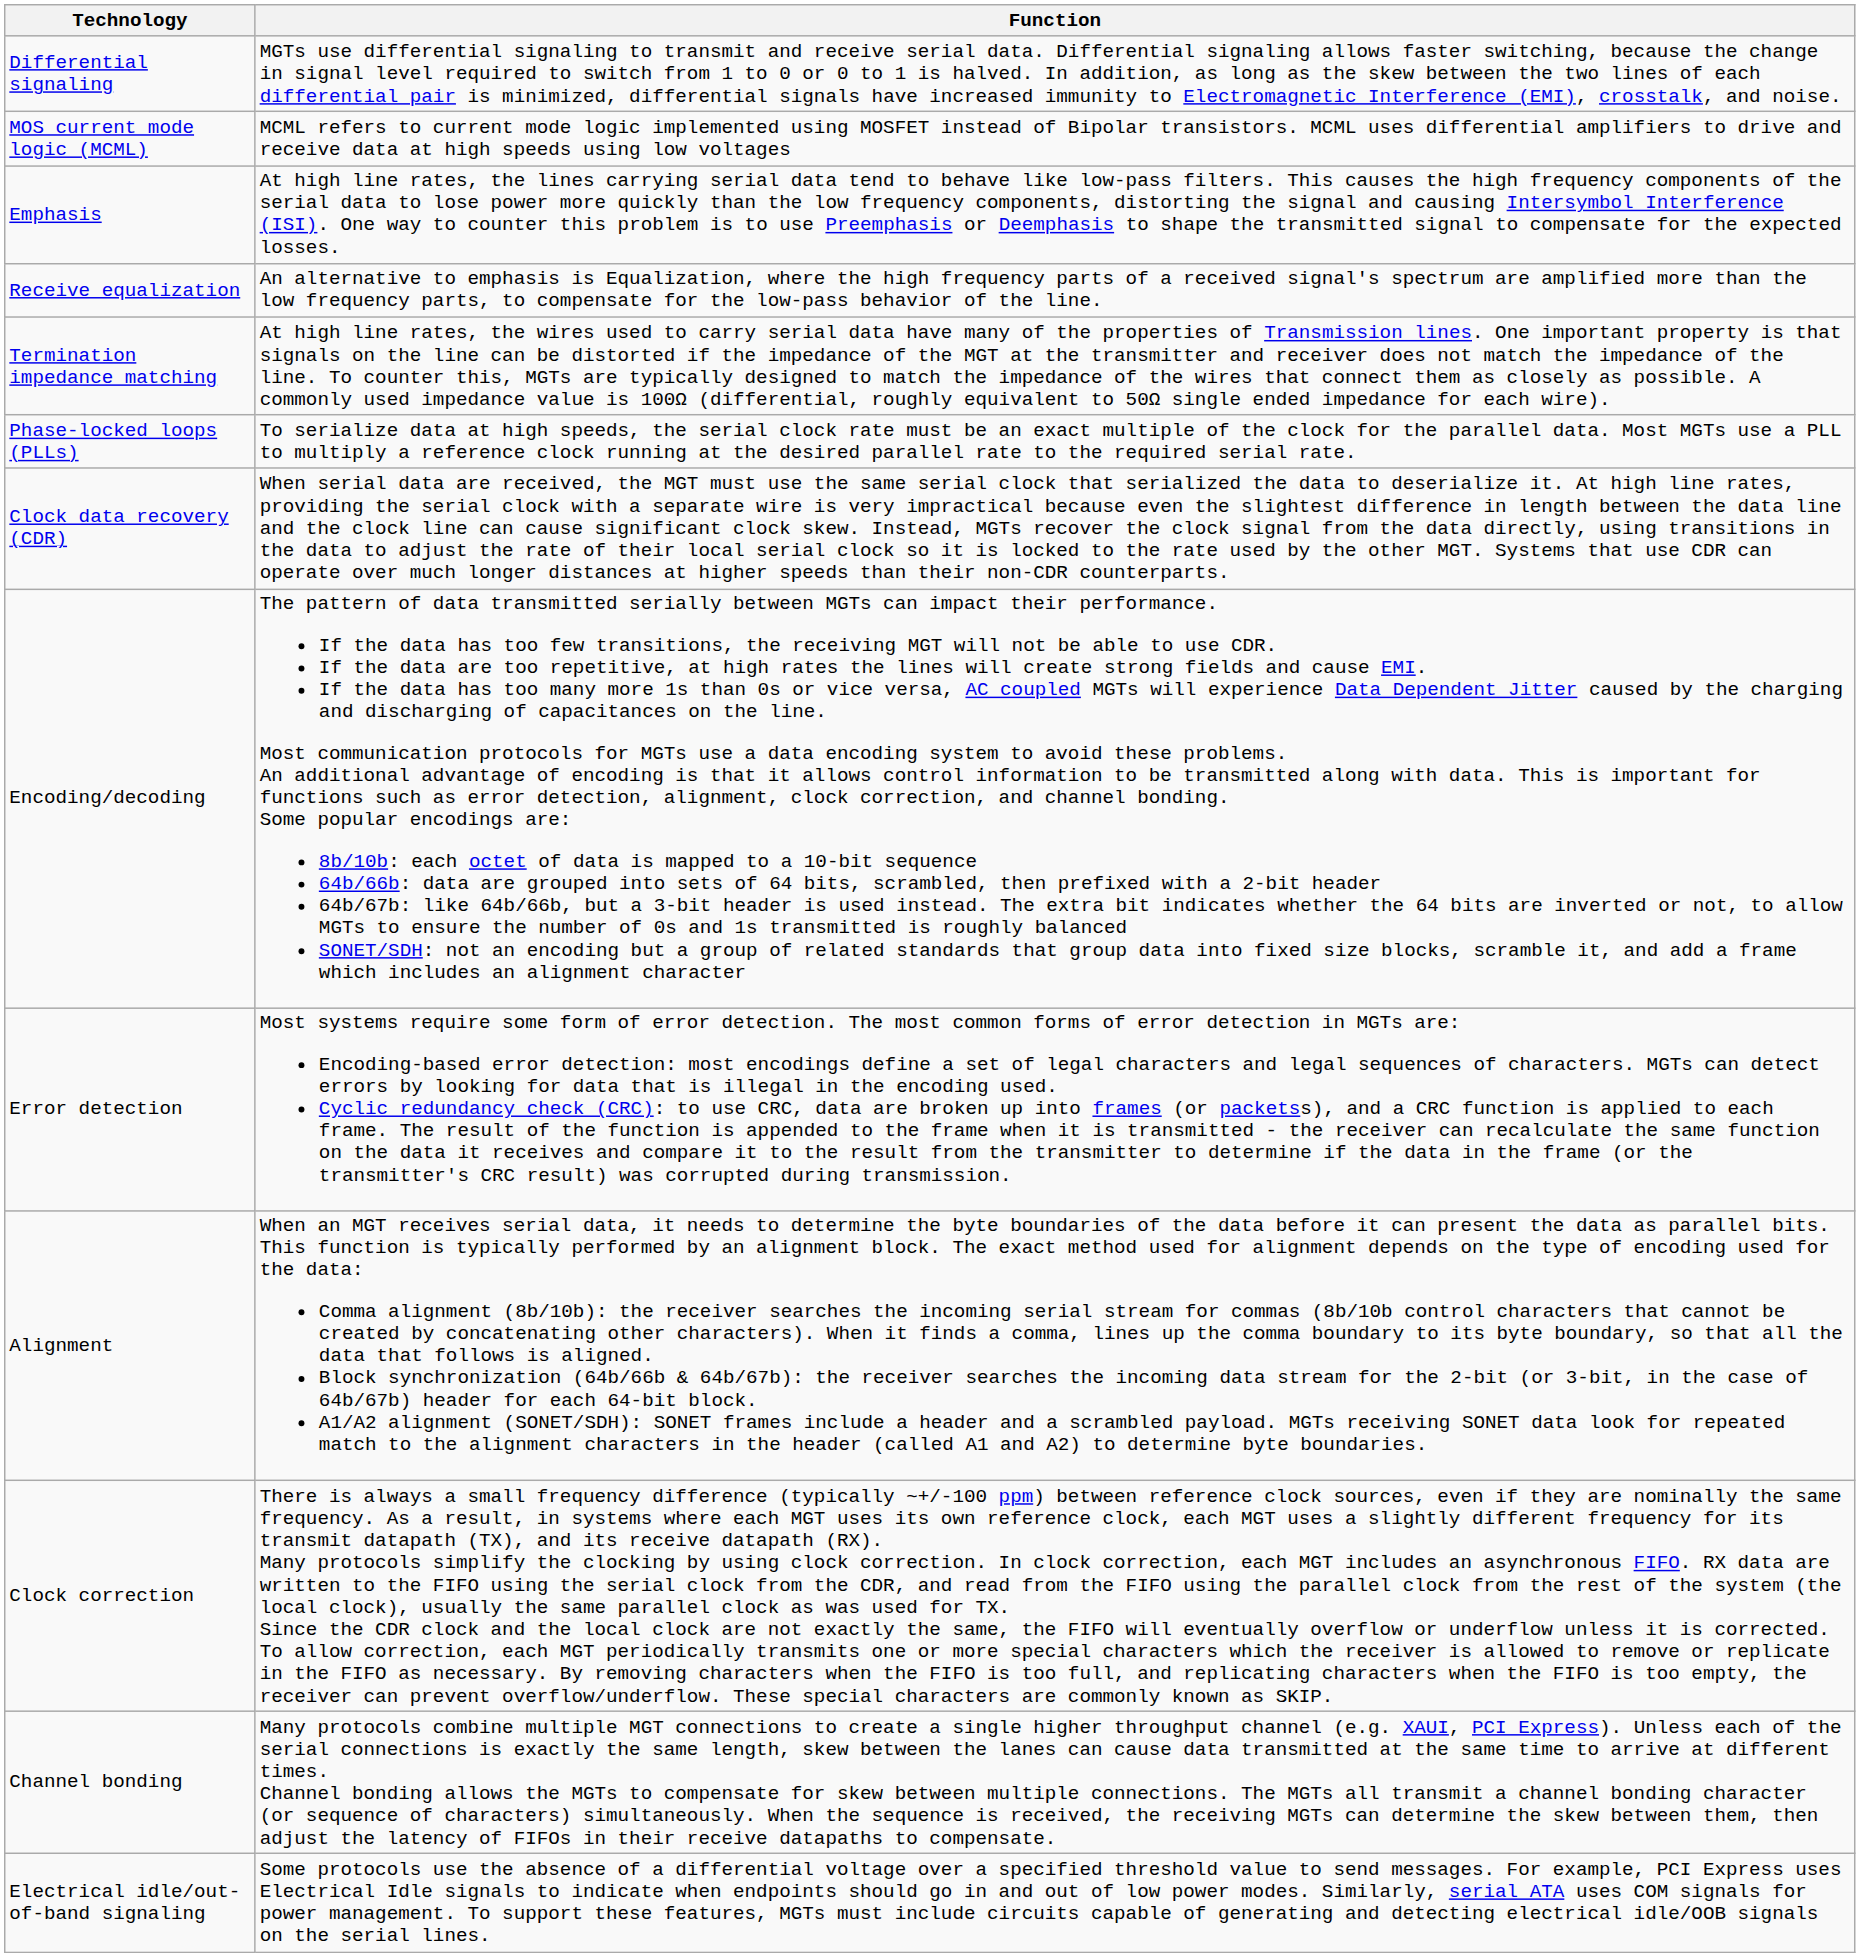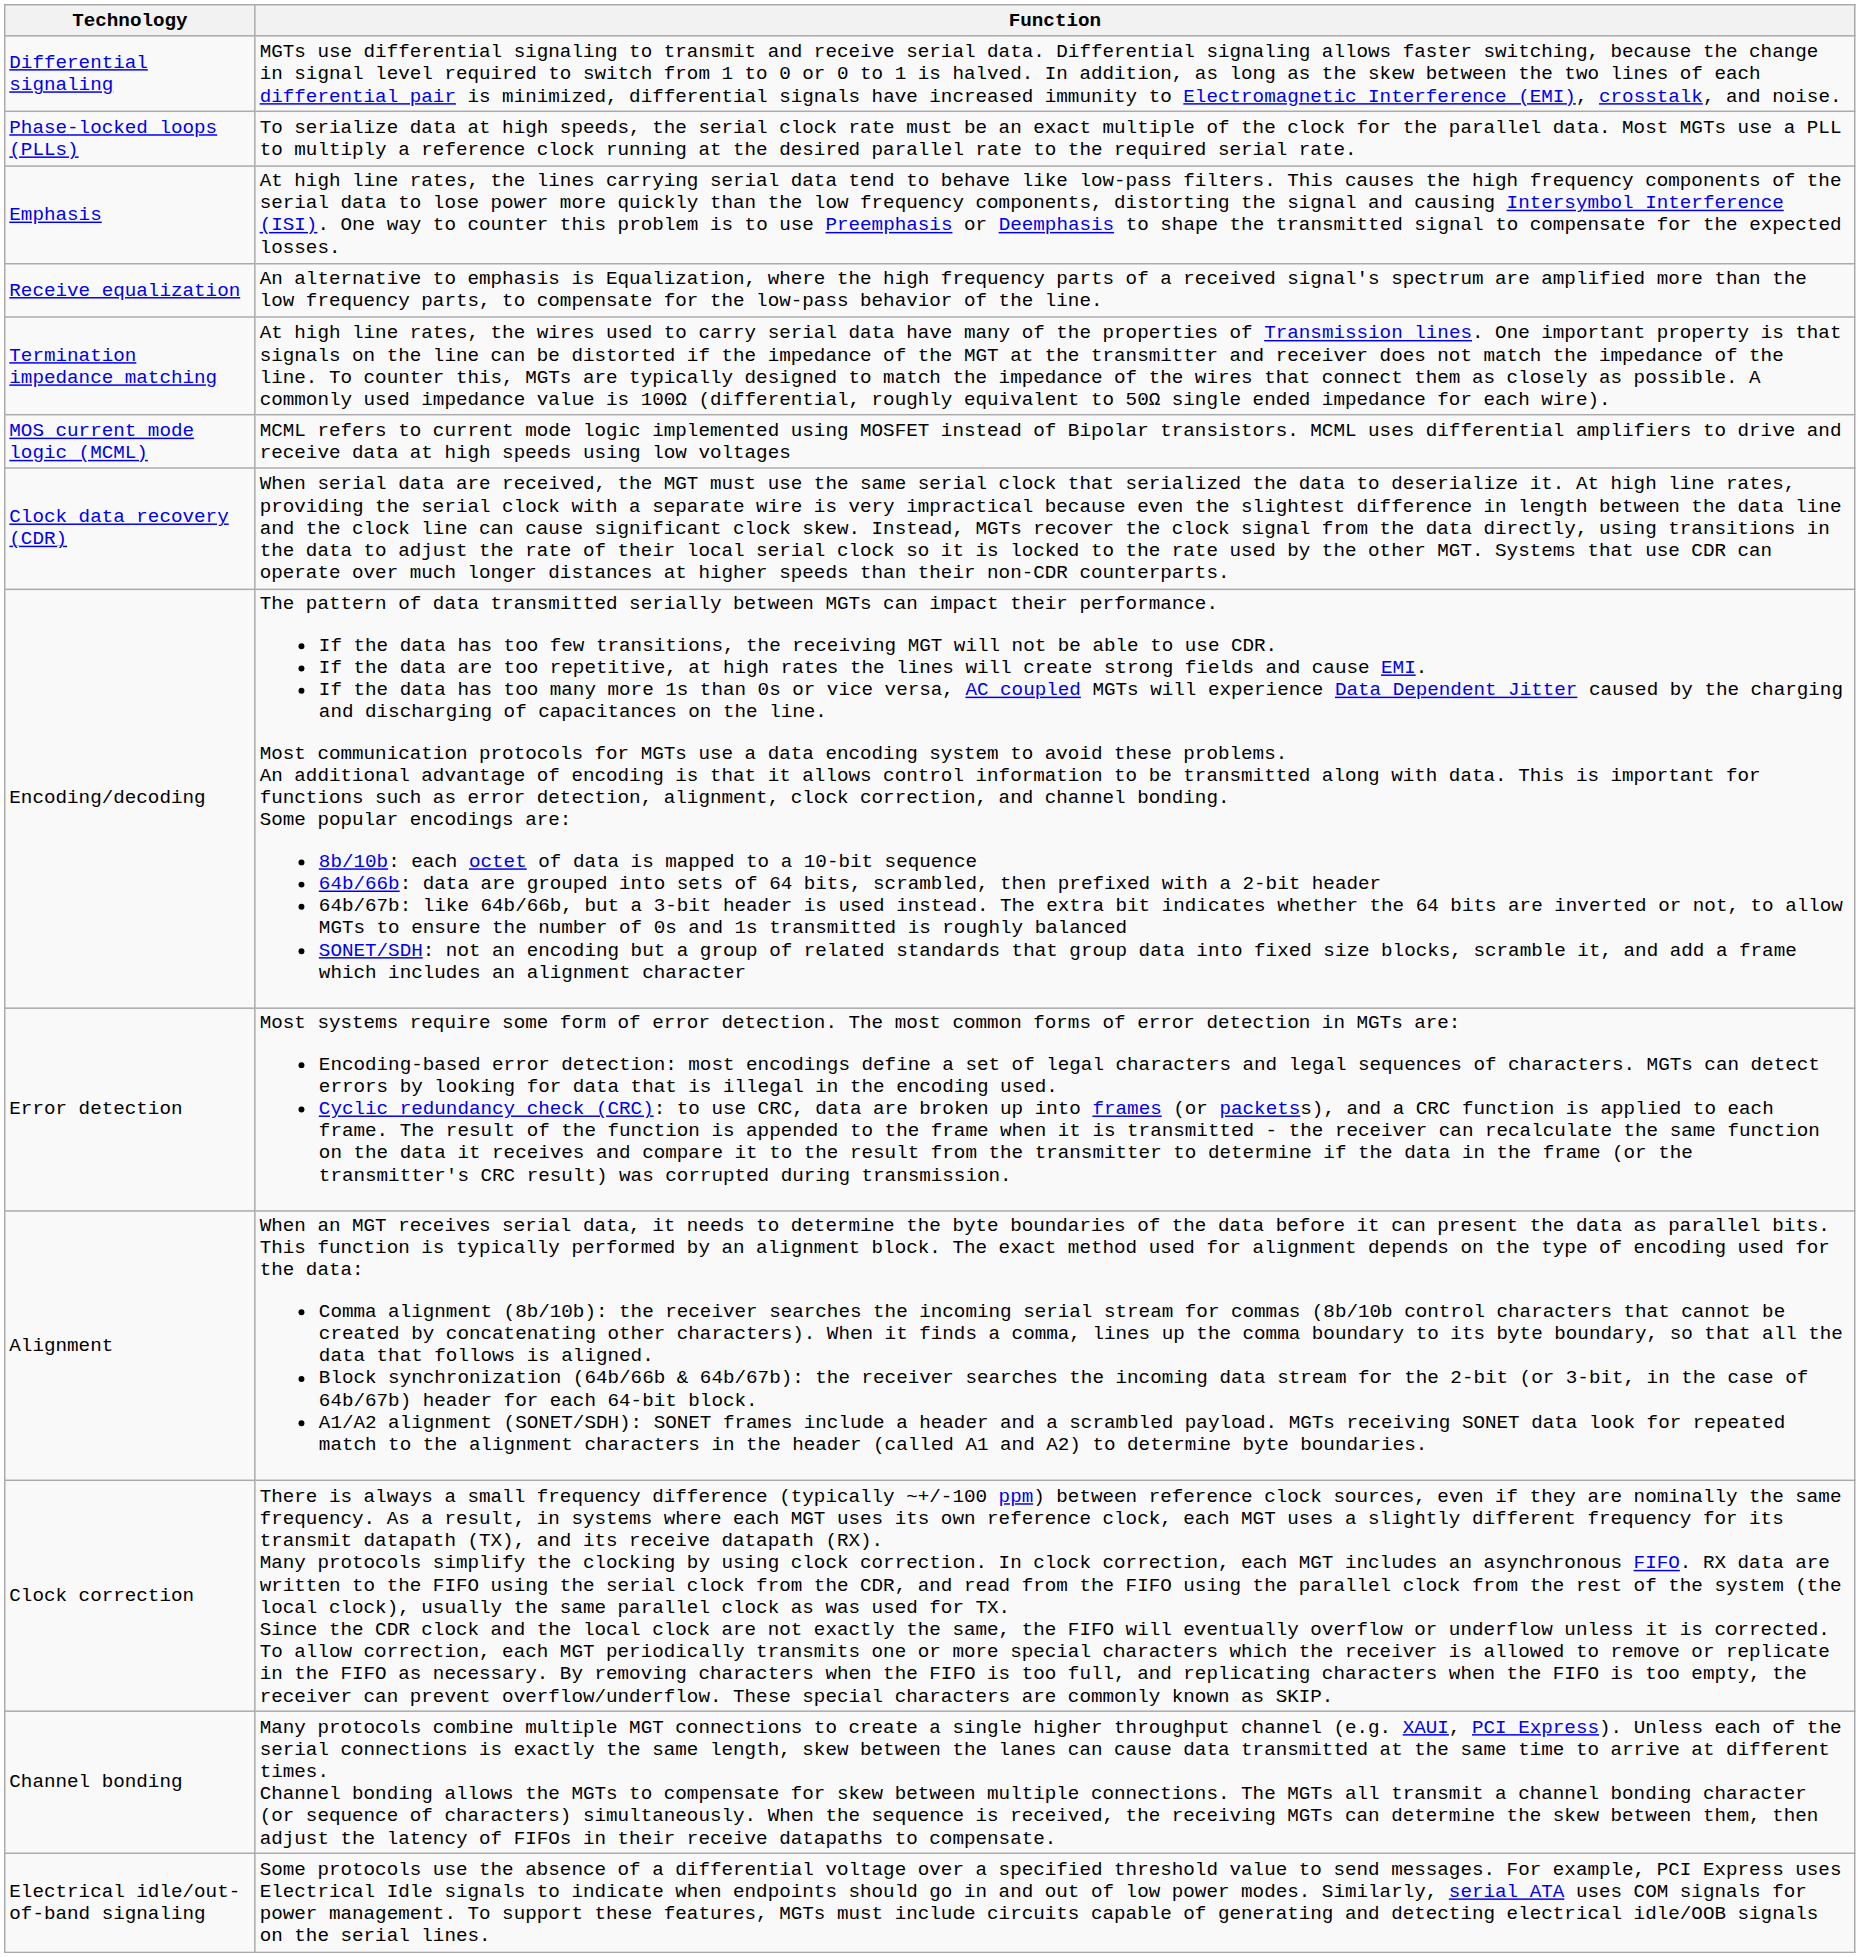rows swapped: (102, 139) <-> (113, 442)
